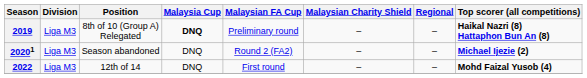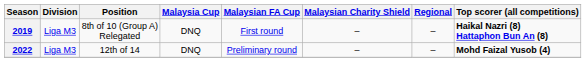(192, 31) bold -> (191, 31) normal
(263, 31) Preliminary round -> (262, 31) First round
- row: (22, 52)
(263, 67) First round -> (262, 50) Preliminary round
